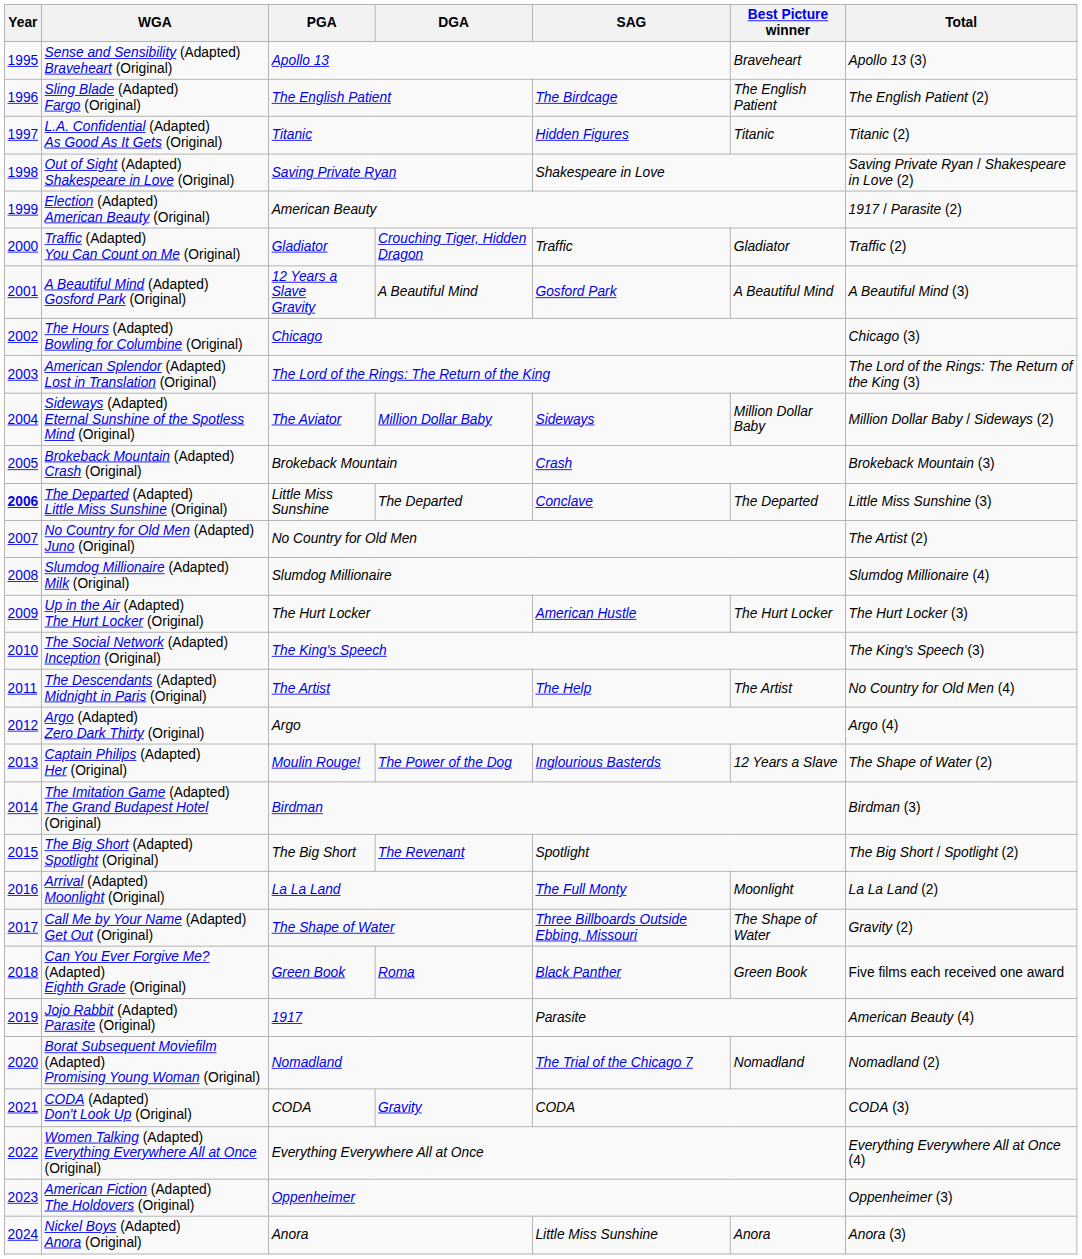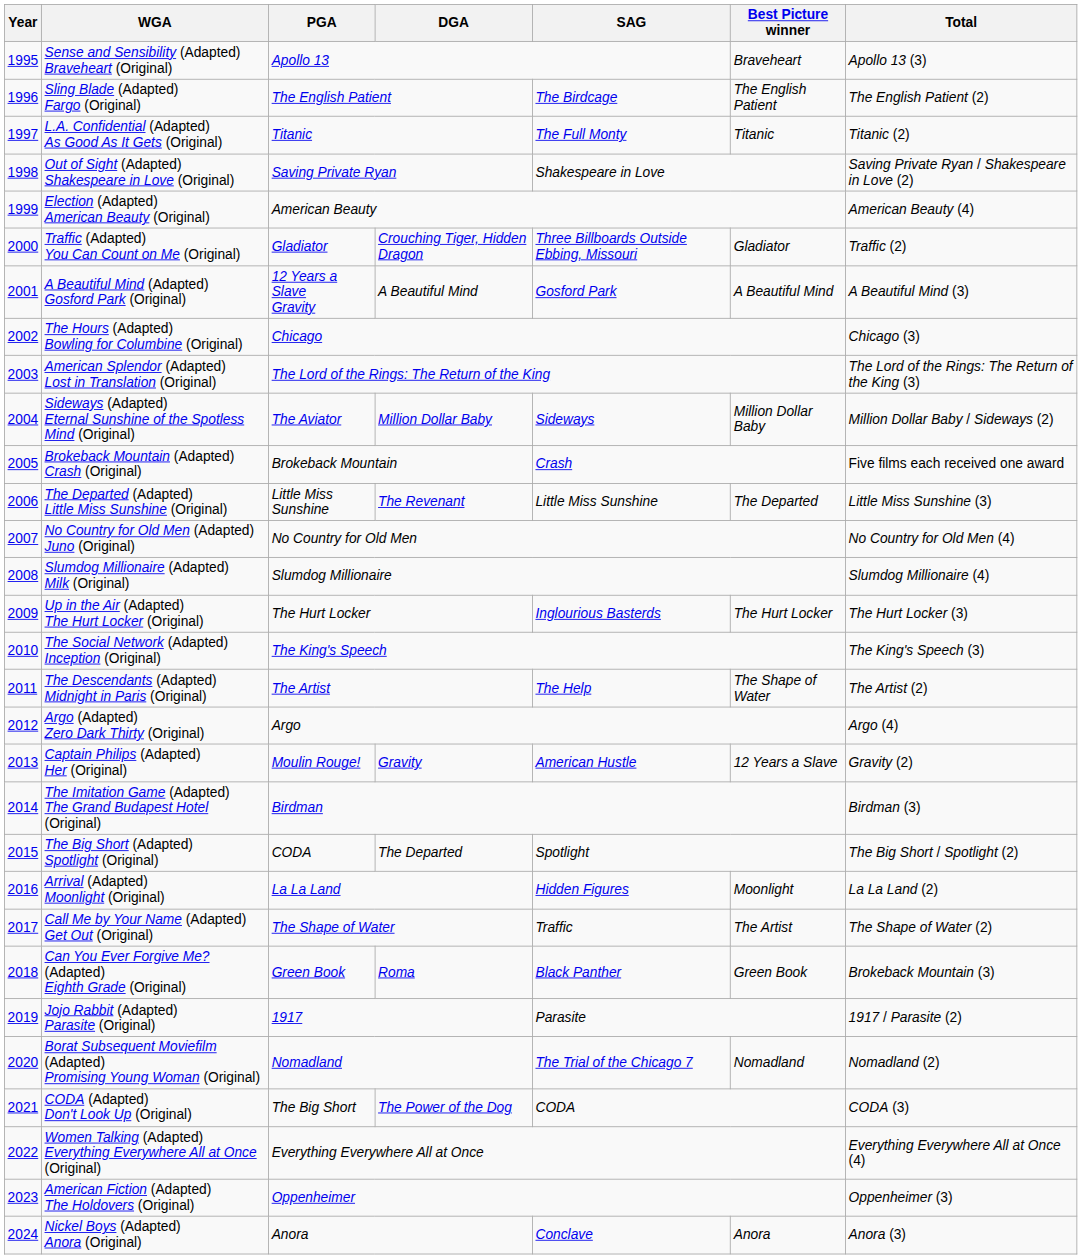(582, 135) Hidden Figures -> (581, 135) The Full Monty
(905, 209) 1917 / Parasite (2) -> (911, 209) American Beauty (4)
(554, 246) Traffic -> (611, 246) Three Billboards Outside Ebbing, Missouri
(922, 464) Brokeback Mountain (3) -> (956, 464) Five films each received one award
(23, 501) bold -> (23, 501) normal
(420, 501) The Departed -> (421, 501) The Revenant
(564, 501) Conclave -> (597, 501) Little Miss Sunshine
(888, 539) The Artist (2) -> (932, 539) No Country for Old Men (4)
(586, 613) American Hustle -> (598, 613) Inglourious Basterds
(763, 688) The Artist -> (775, 688) The Shape of Water
(932, 688) No Country for Old Men (4) -> (888, 688) The Artist (2)
(445, 762) The Power of the Dog -> (400, 762) Gravity
(598, 762) Inglourious Basterds -> (586, 762) American Hustle
(920, 762) The Shape of Water (2) -> (881, 762) Gravity (2)
(314, 852) The Big Short -> (292, 852) CODA
(421, 852) The Revenant -> (420, 852) The Departed
(581, 890) The Full Monty -> (582, 890) Hidden Figures
(611, 927) Three Billboards Outside Ebbing, Missouri -> (554, 927) Traffic
(775, 927) The Shape of Water -> (763, 927) The Artist
(881, 927) Gravity (2) -> (920, 927) The Shape of Water (2)
(956, 972) Five films each received one award -> (922, 972) Brokeback Mountain (3)
(911, 1017) American Beauty (4) -> (905, 1017) 1917 / Parasite (2)
(292, 1107) CODA -> (314, 1107) The Big Short
(400, 1107) Gravity -> (445, 1107) The Power of the Dog
(597, 1235) Little Miss Sunshine -> (564, 1235) Conclave
